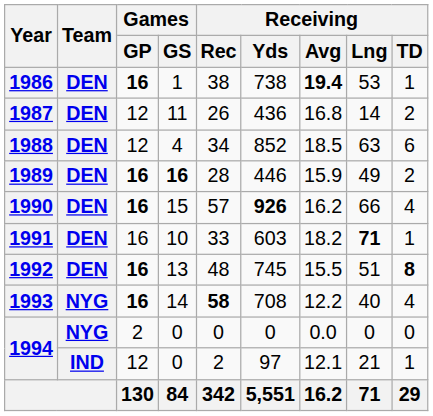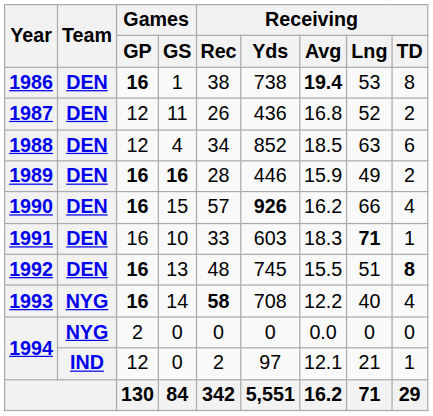(410, 82) 1 -> (410, 82) 8
(369, 113) 14 -> (369, 113) 52
(323, 238) 18.2 -> (323, 238) 18.3
